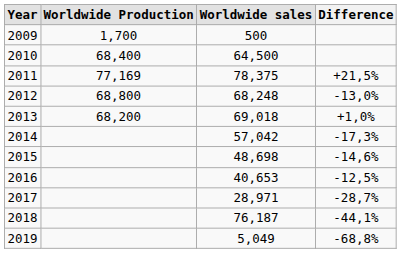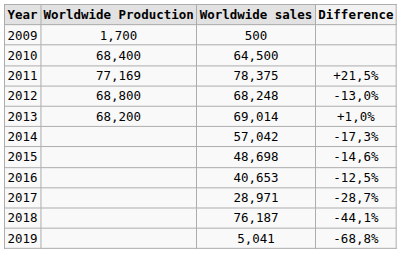(256, 116) 69,018 -> (256, 116) 69,014
(256, 238) 5,049 -> (256, 238) 5,041
